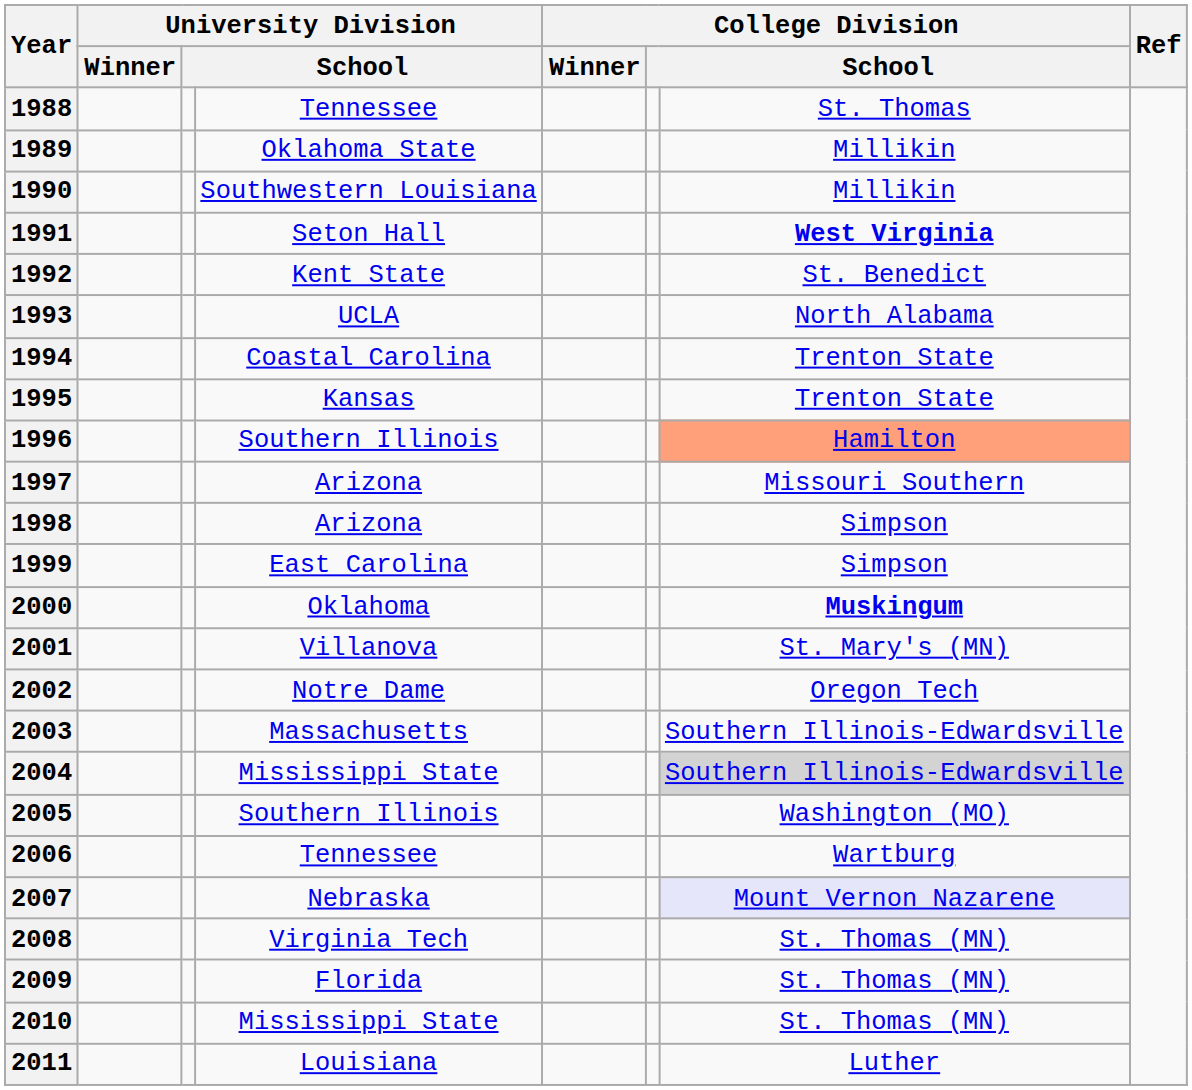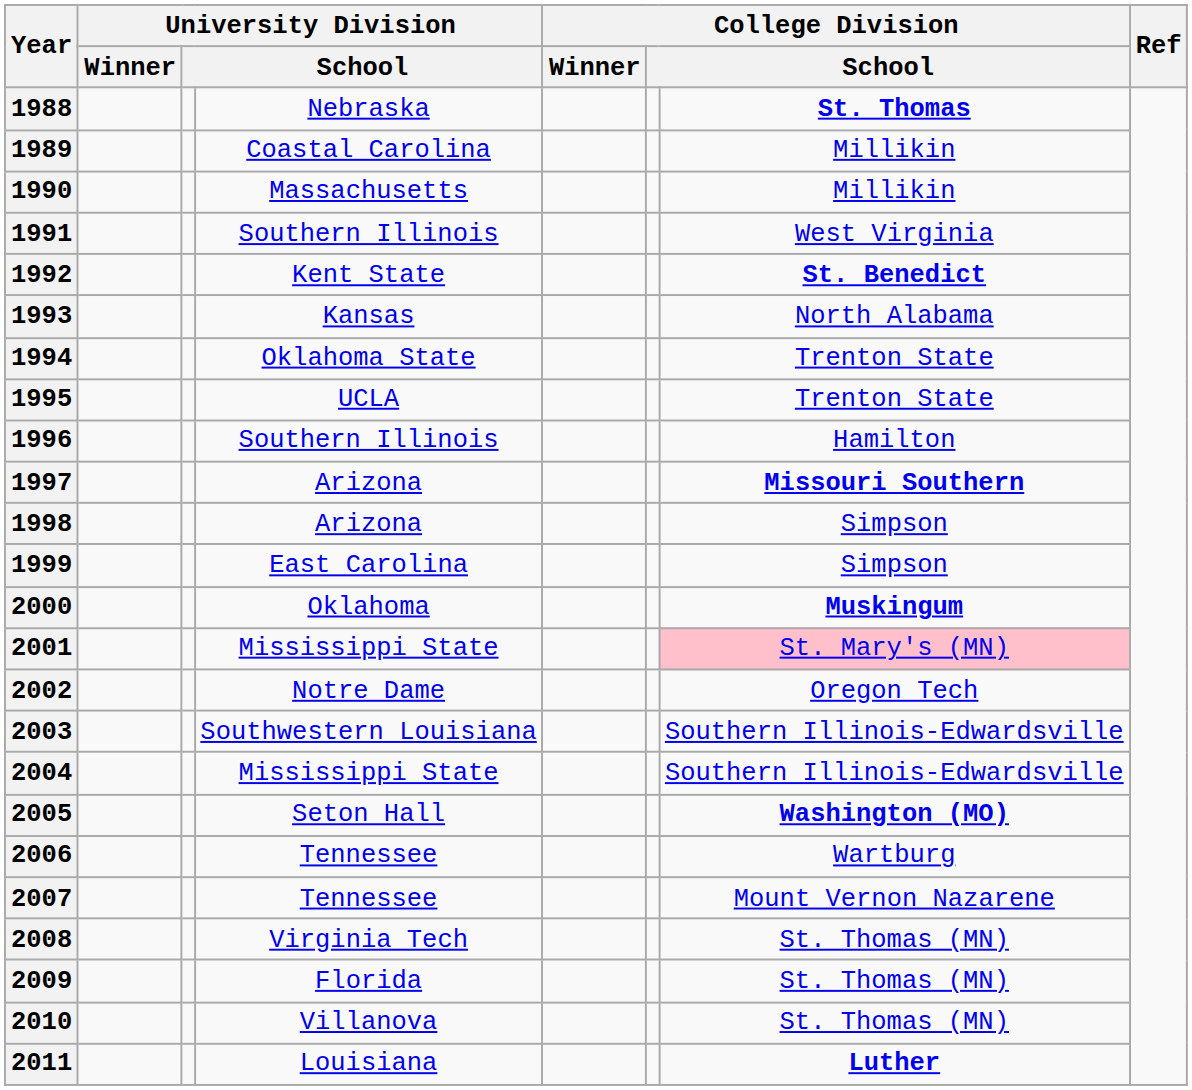(369, 109) Tennessee -> (369, 109) Nebraska
(894, 109) normal -> (894, 109) bold
(369, 150) Oklahoma State -> (369, 150) Coastal Carolina
(369, 192) Southwestern Louisiana -> (369, 192) Massachusetts
(369, 233) Seton Hall -> (369, 233) Southern Illinois
(894, 233) bold -> (894, 233) normal
(894, 275) normal -> (894, 275) bold
(369, 316) UCLA -> (369, 316) Kansas
(369, 358) Coastal Carolina -> (369, 358) Oklahoma State
(369, 399) Kansas -> (369, 399) UCLA
(894, 441) lightsalmon background -> (894, 441) no background
(894, 483) normal -> (894, 483) bold
(369, 649) Villanova -> (369, 649) Mississippi State
(894, 649) no background -> (894, 649) pink background
(369, 732) Massachusetts -> (369, 732) Southwestern Louisiana
(894, 773) lightgrey background -> (894, 773) no background
(369, 815) Southern Illinois -> (369, 815) Seton Hall
(894, 815) normal -> (894, 815) bold
(369, 898) Nebraska -> (369, 898) Tennessee
(894, 898) lavender background -> (894, 898) no background
(369, 1022) Mississippi State -> (369, 1022) Villanova
(894, 1064) normal -> (894, 1064) bold
